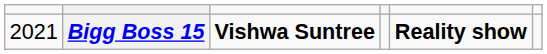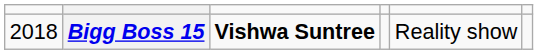(34, 31) 2021 -> (34, 31) 2018
(461, 31) bold -> (456, 31) normal
